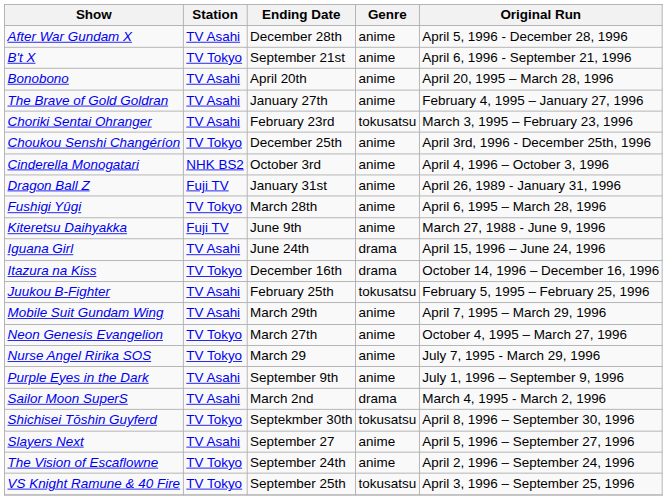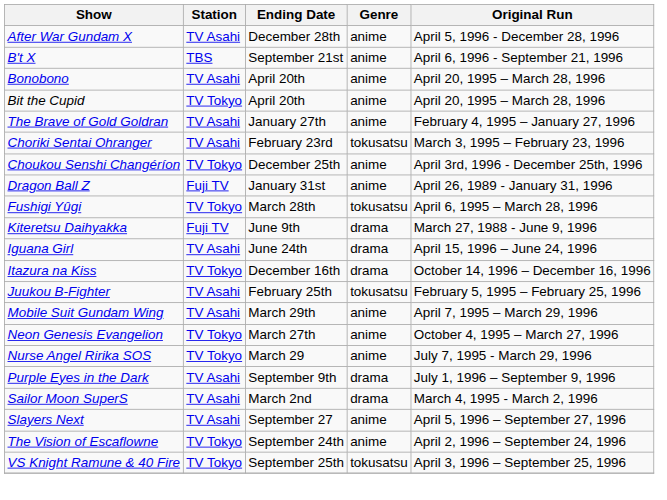(214, 57) TV Tokyo -> (199, 57) TBS
+ row: (46, 100)
- row: (73, 164)
(377, 206) anime -> (379, 206) tokusatsu
(377, 228) anime -> (369, 228) drama
(377, 377) anime -> (369, 377) drama
- row: (82, 420)
